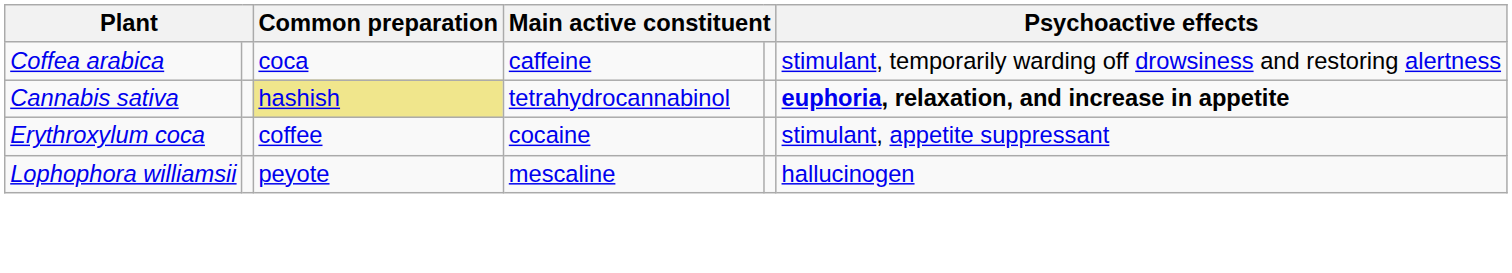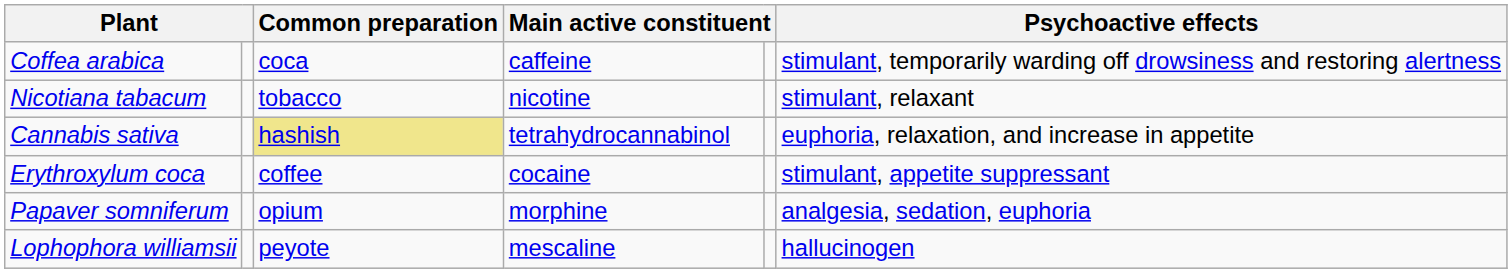+ row: (108, 98)
(1036, 98) bold -> (1018, 135) normal
+ row: (119, 211)
